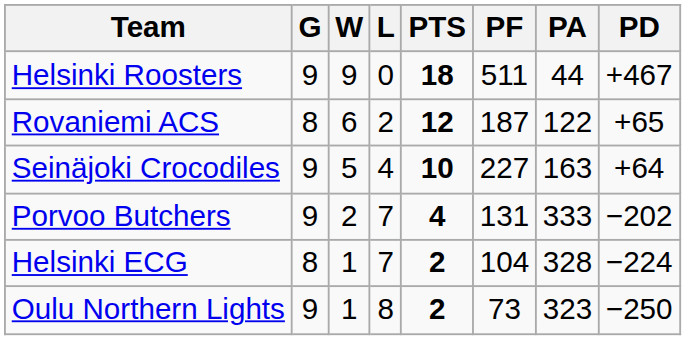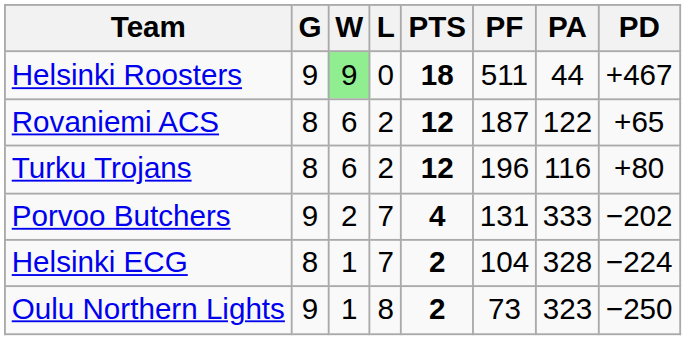(349, 74) no background -> (349, 74) lightgreen background
+ row: (102, 168)
- row: (146, 168)
